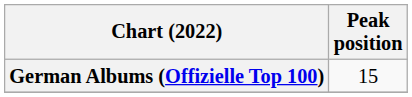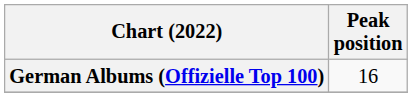(368, 75) 15 -> (368, 75) 16
